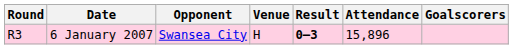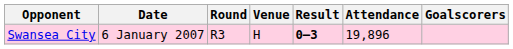columns swapped: (26, 14) <-> (203, 14)
(368, 34) 15,896 -> (368, 34) 19,896
